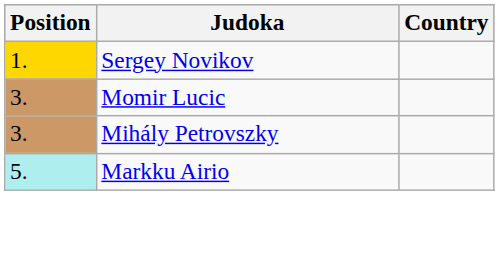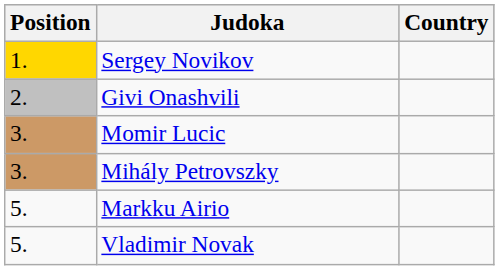+ row: (170, 97)
(19, 171) paleturquoise background -> (19, 208) no background
+ row: (178, 245)
